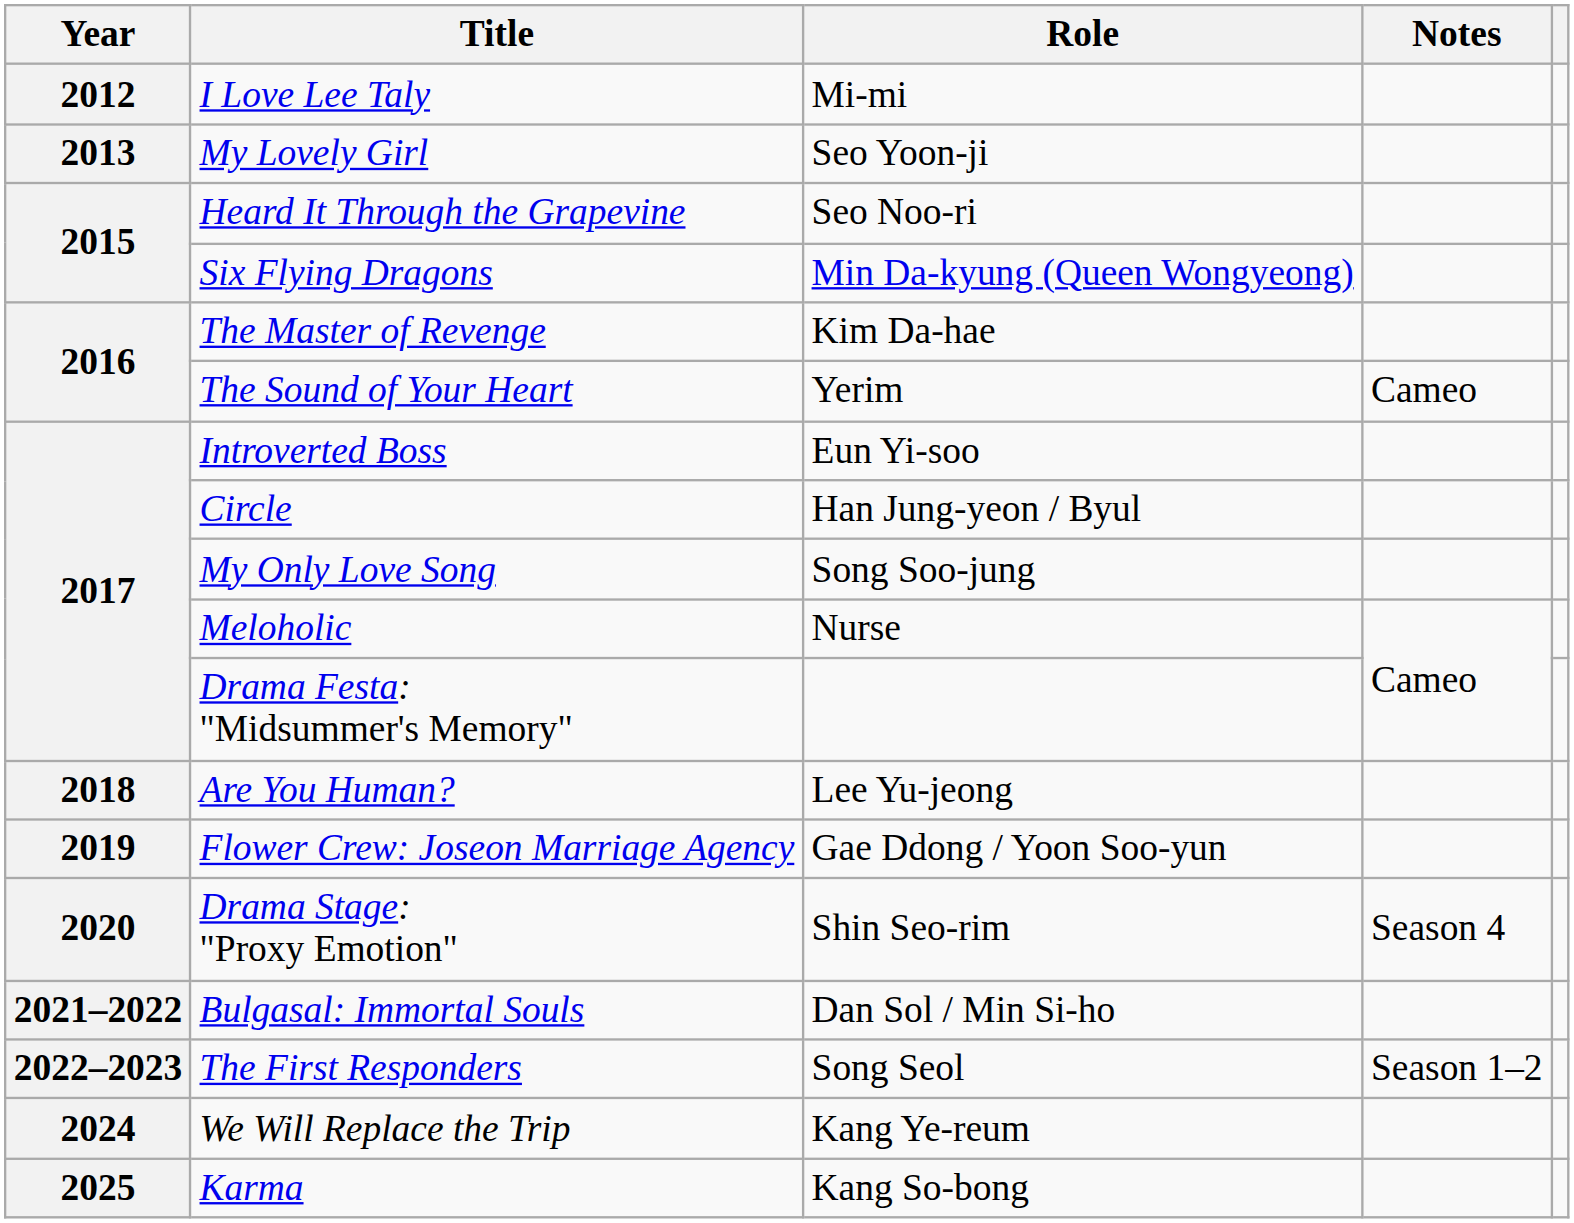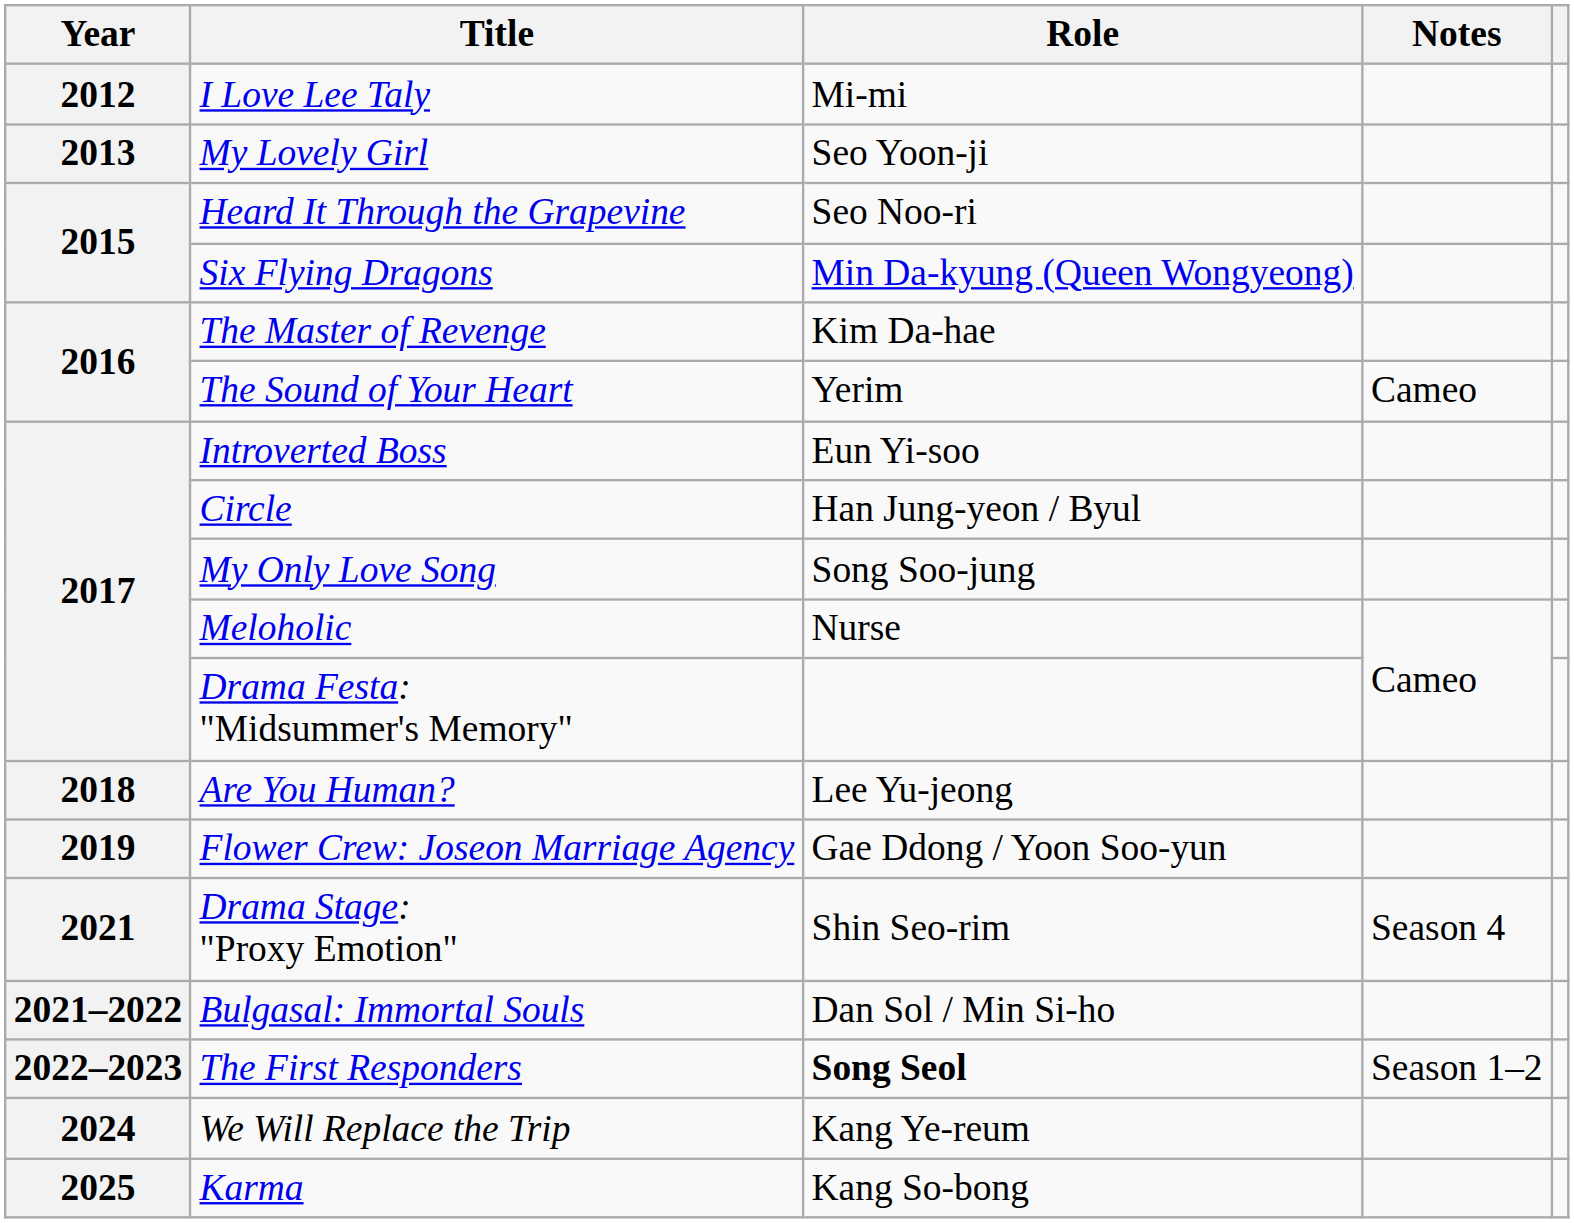(98, 928) 2020 -> (98, 928) 2021
(888, 1068) normal -> (889, 1068) bold
